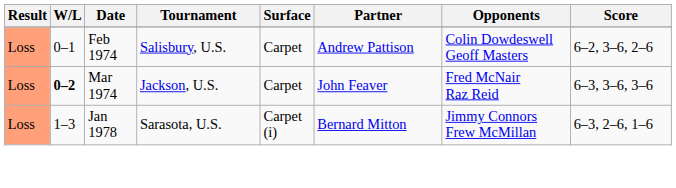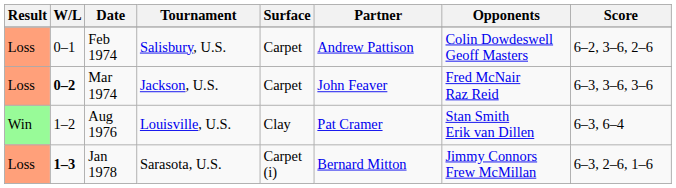+ row: (103, 124)
(64, 124) normal -> (64, 163) bold
